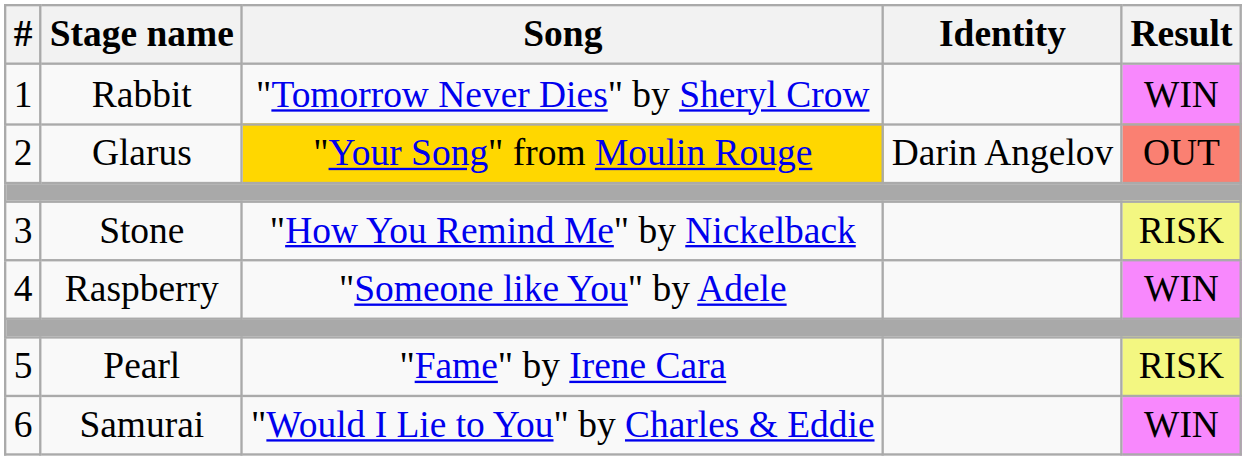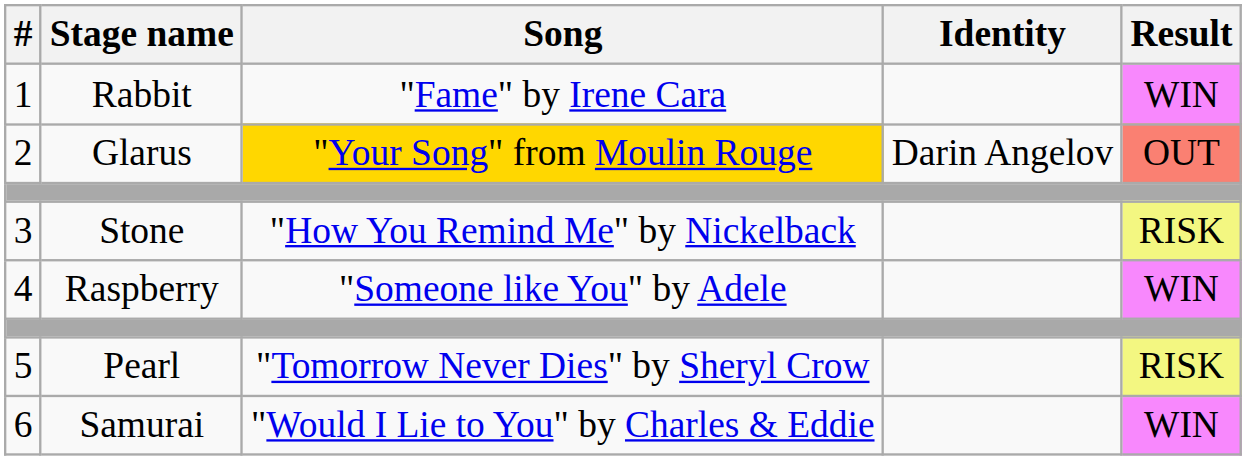(563, 93) "Tomorrow Never Dies" by Sheryl Crow -> (563, 93) "Fame" by Irene Cara
(563, 365) "Fame" by Irene Cara -> (563, 365) "Tomorrow Never Dies" by Sheryl Crow
